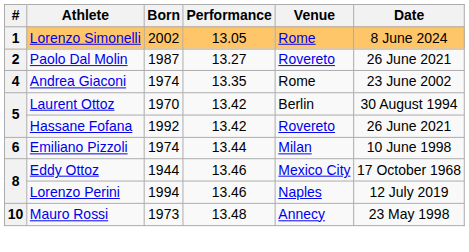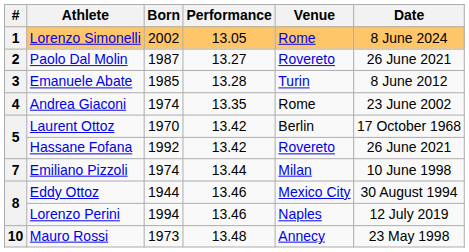+ row: (81, 82)
(409, 104) 30 August 1994 -> (409, 126) 17 October 1968
(16, 148) 6 -> (16, 170) 7
(409, 170) 17 October 1968 -> (409, 192) 30 August 1994
